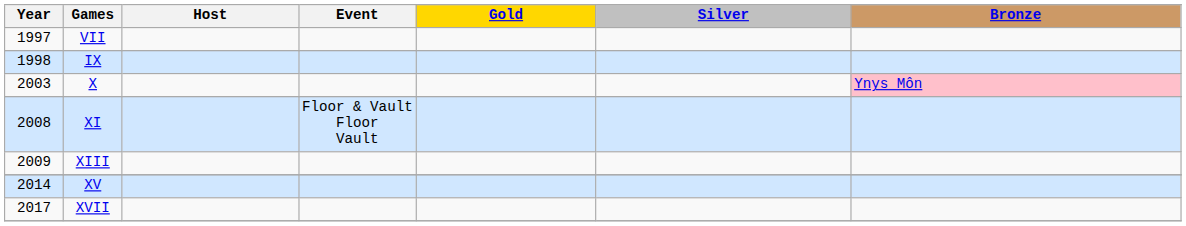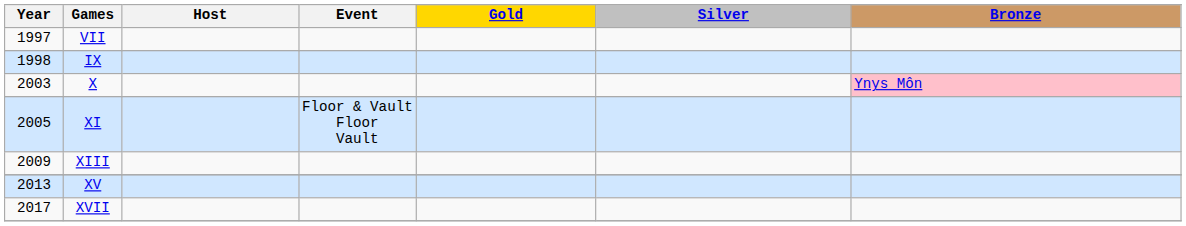(34, 124) 2008 -> (34, 124) 2005
(34, 186) 2014 -> (34, 186) 2013
